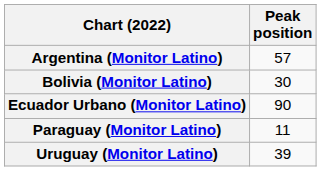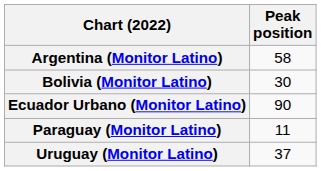(283, 57) 57 -> (283, 57) 58
(283, 154) 39 -> (283, 154) 37
